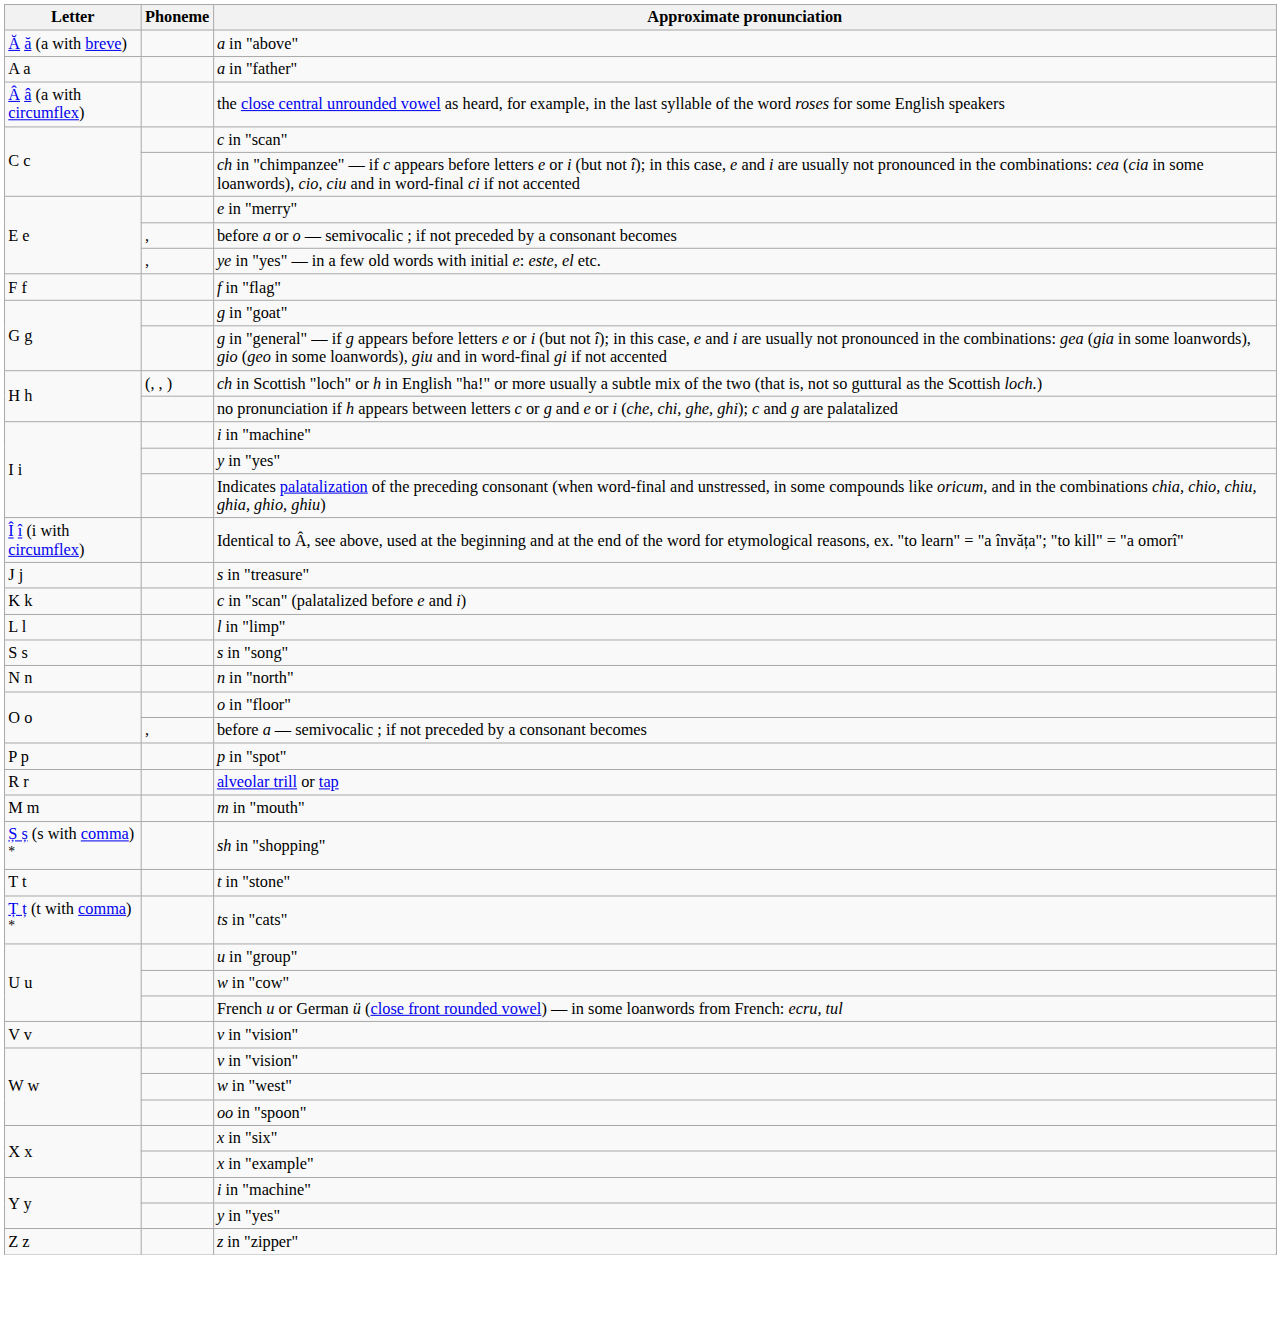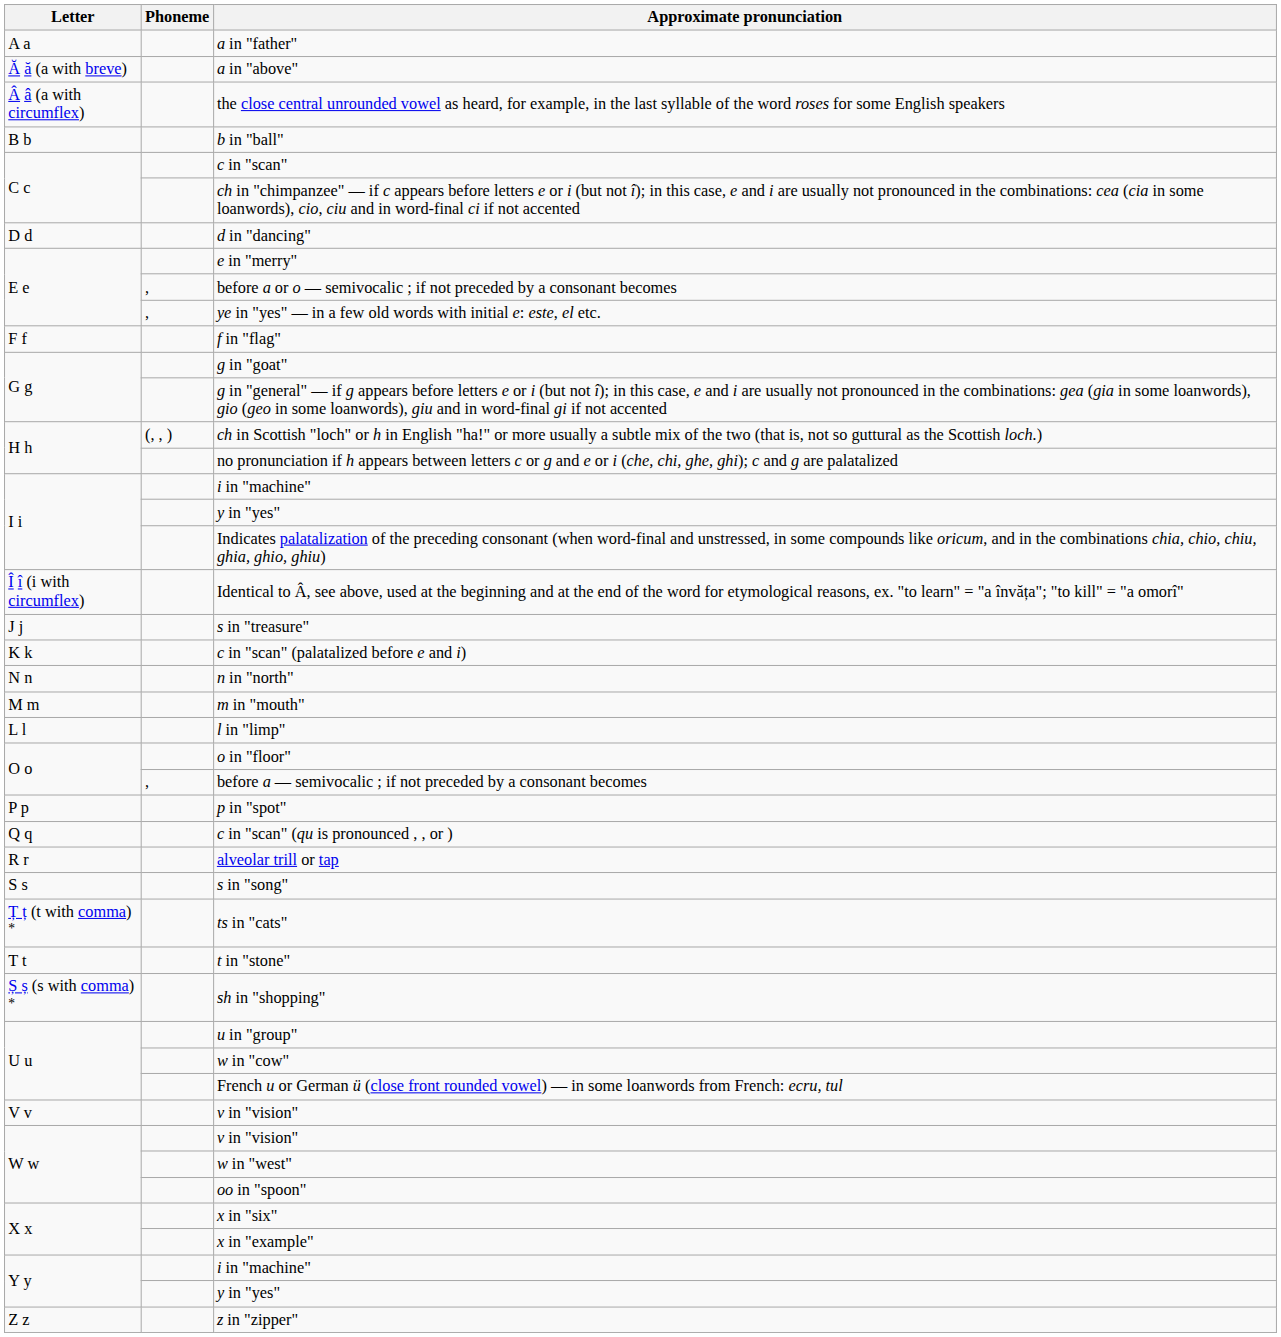rows swapped: (19, 69) <-> (68, 43)
+ row: (20, 139)
+ row: (20, 235)
rows swapped: (17, 626) <-> (20, 678)
rows swapped: (24, 808) <-> (18, 652)
+ row: (20, 833)
rows swapped: (71, 842) <-> (70, 916)
